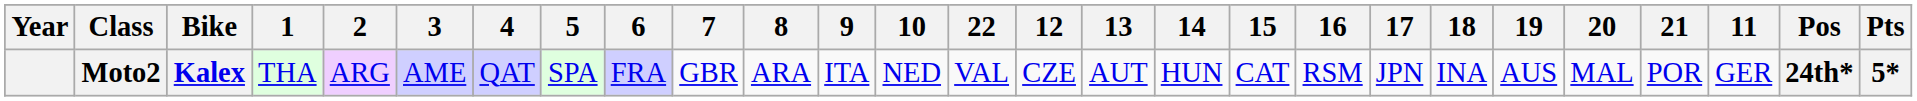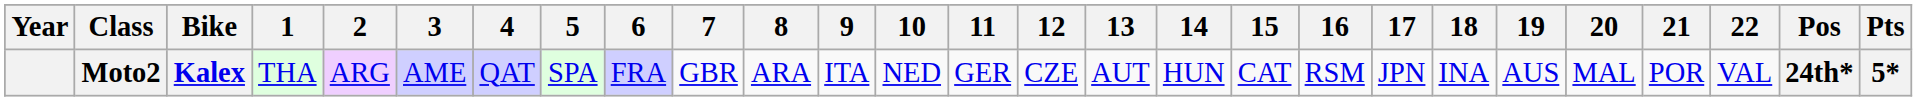columns swapped: (1744, 27) <-> (982, 27)
